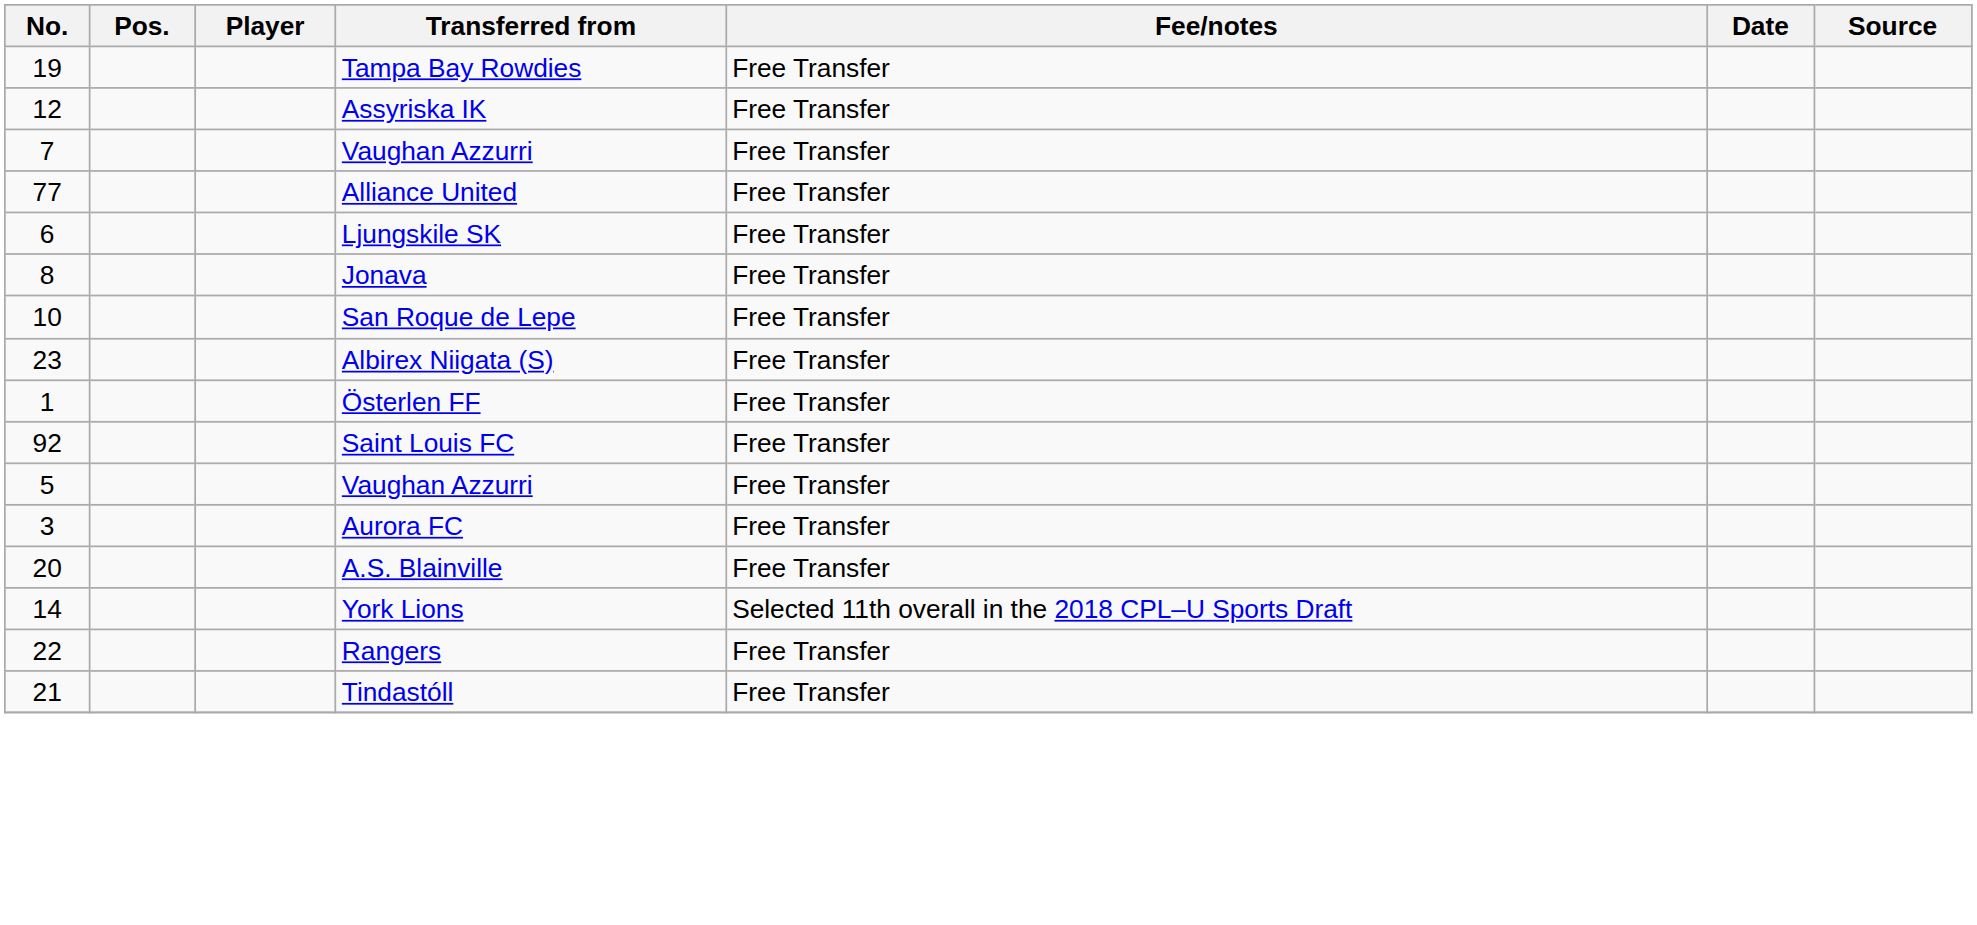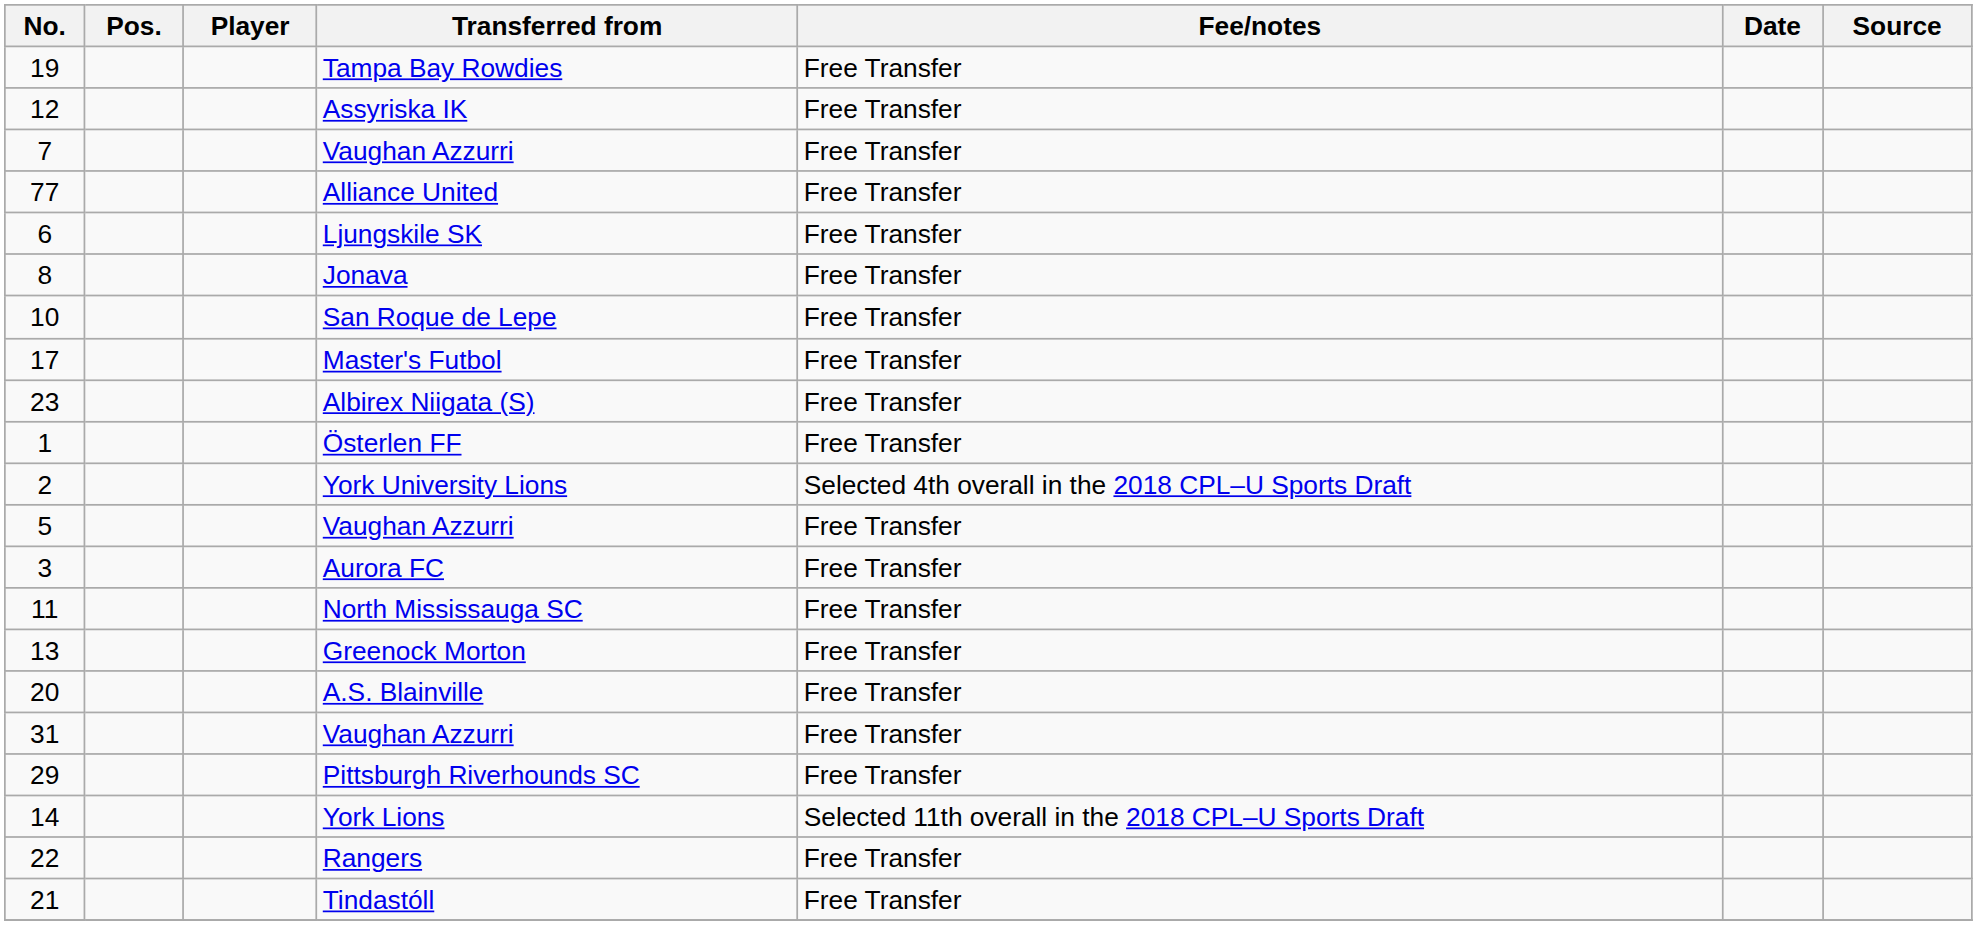+ row: (45, 359)
- row: (47, 442)
+ row: (45, 484)
+ row: (45, 609)
+ row: (45, 650)
+ row: (45, 734)
+ row: (45, 775)
